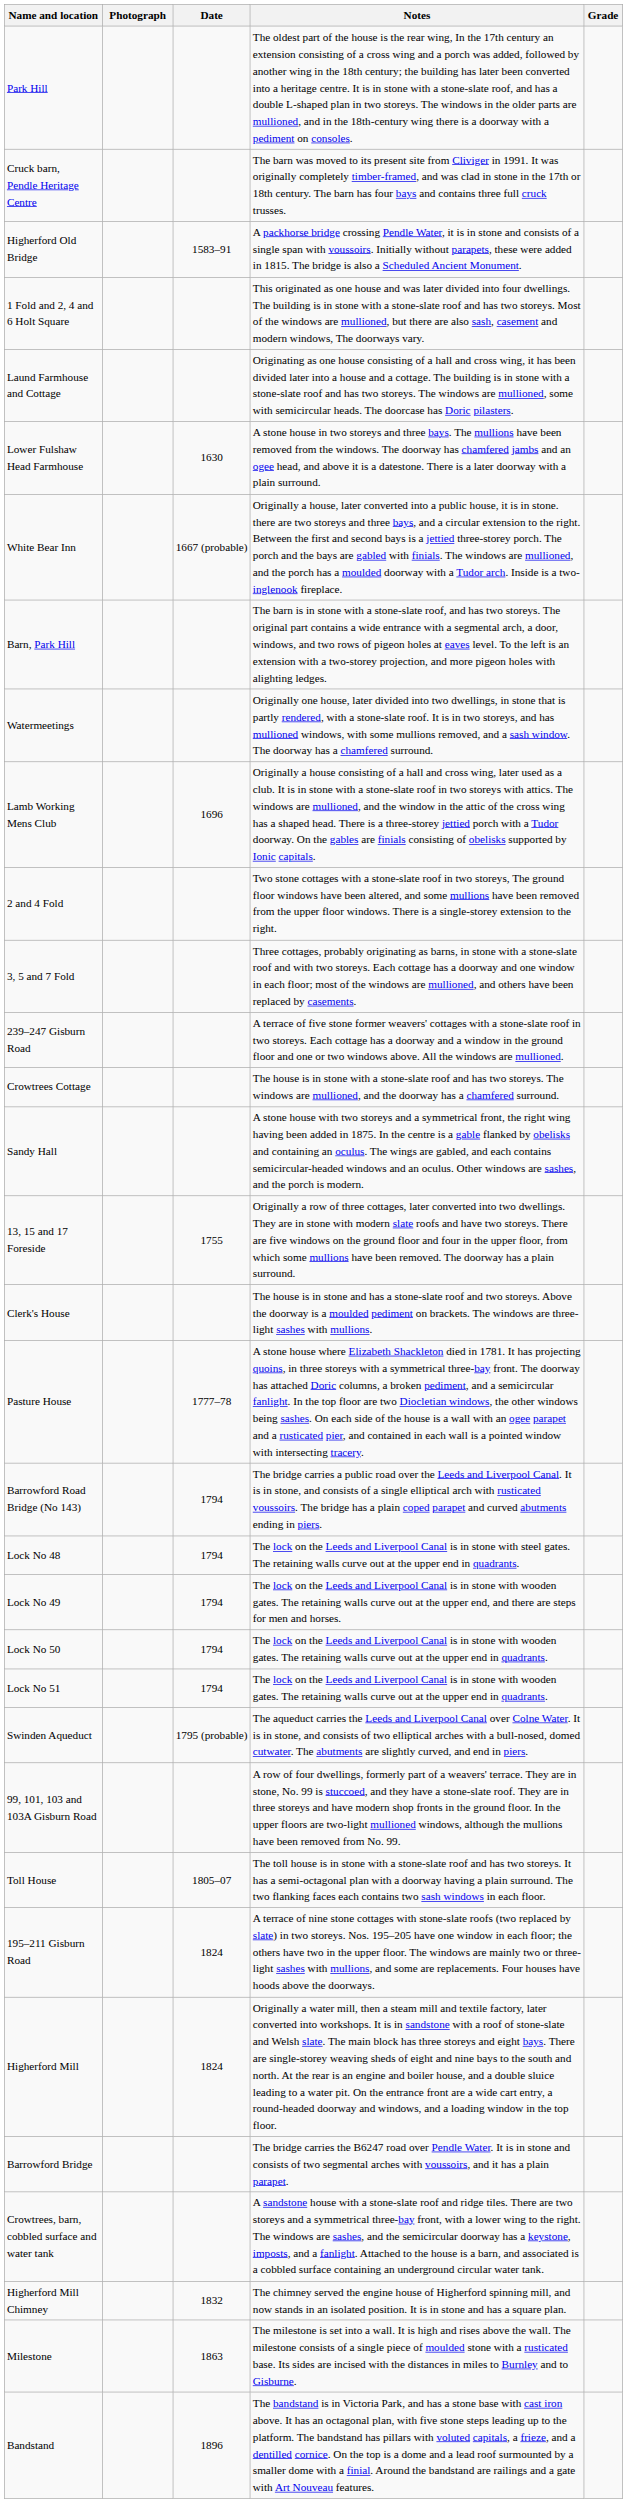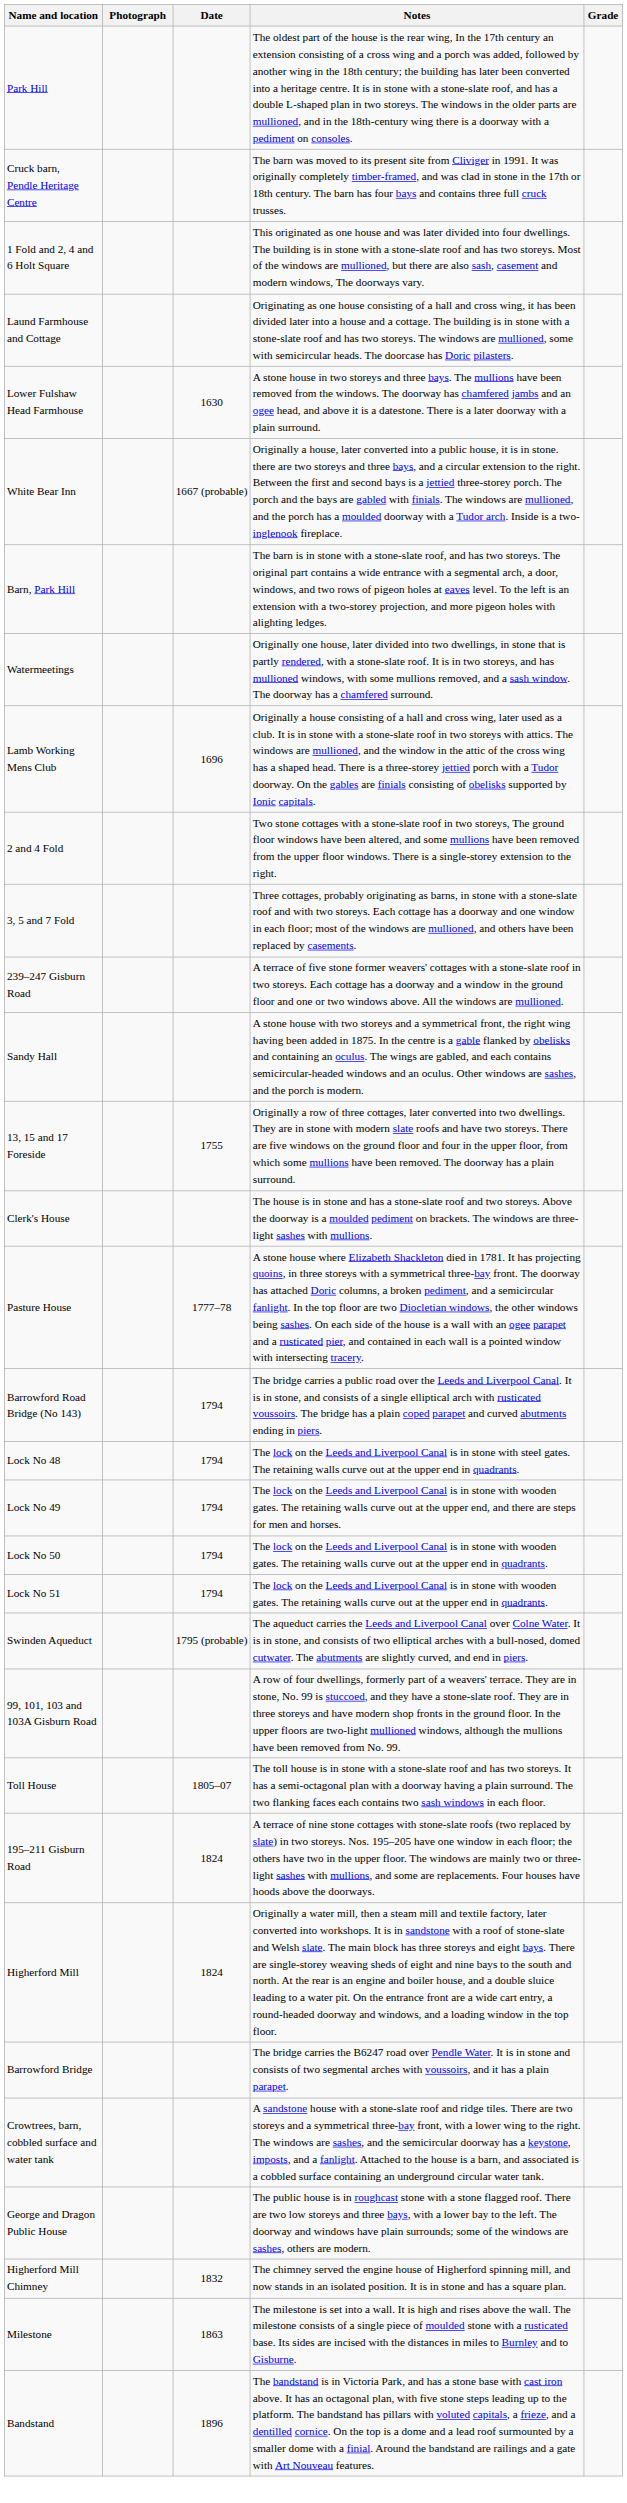- row: (42, 249)
- row: (49, 1087)
+ row: (51, 2223)
